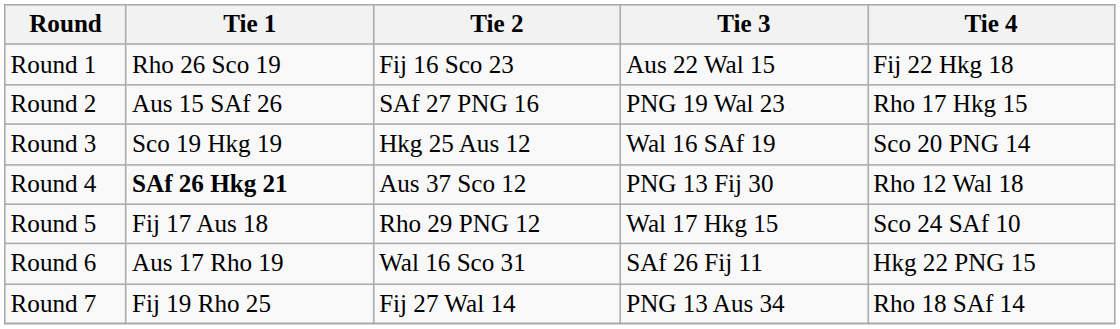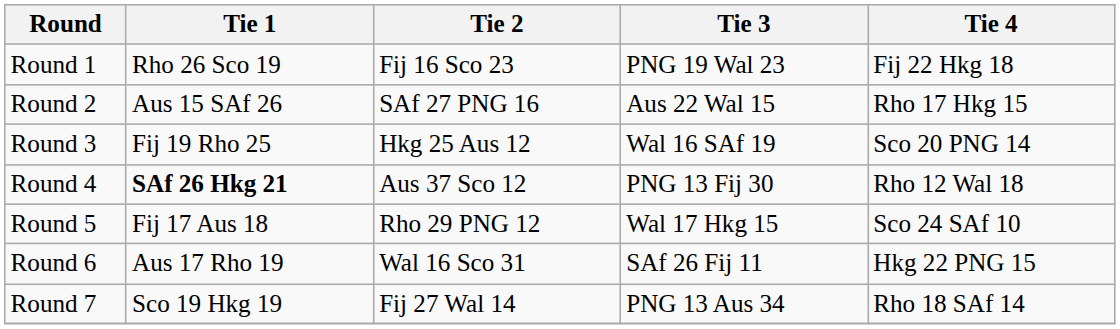(701, 64) Aus 22 Wal 15 -> (706, 64) PNG 19 Wal 23
(706, 104) PNG 19 Wal 23 -> (701, 104) Aus 22 Wal 15
(207, 143) Sco 19 Hkg 19 -> (202, 143) Fij 19 Rho 25
(202, 303) Fij 19 Rho 25 -> (207, 303) Sco 19 Hkg 19
